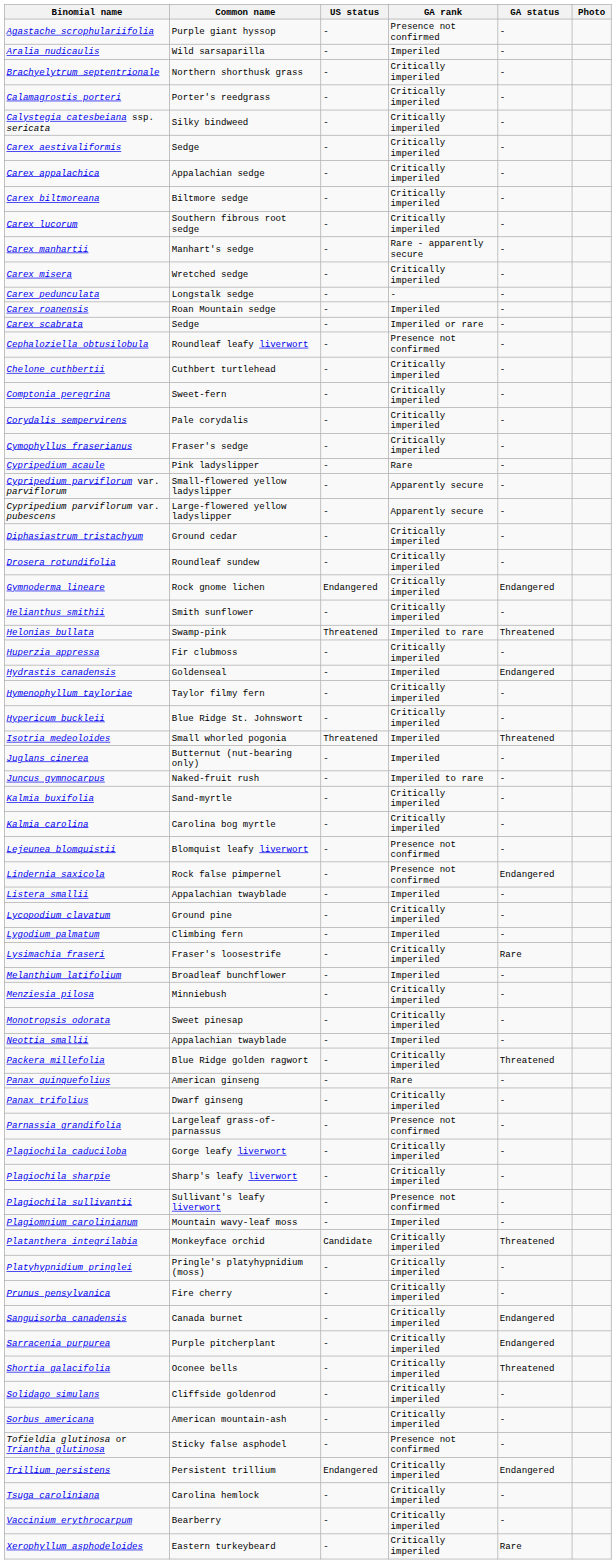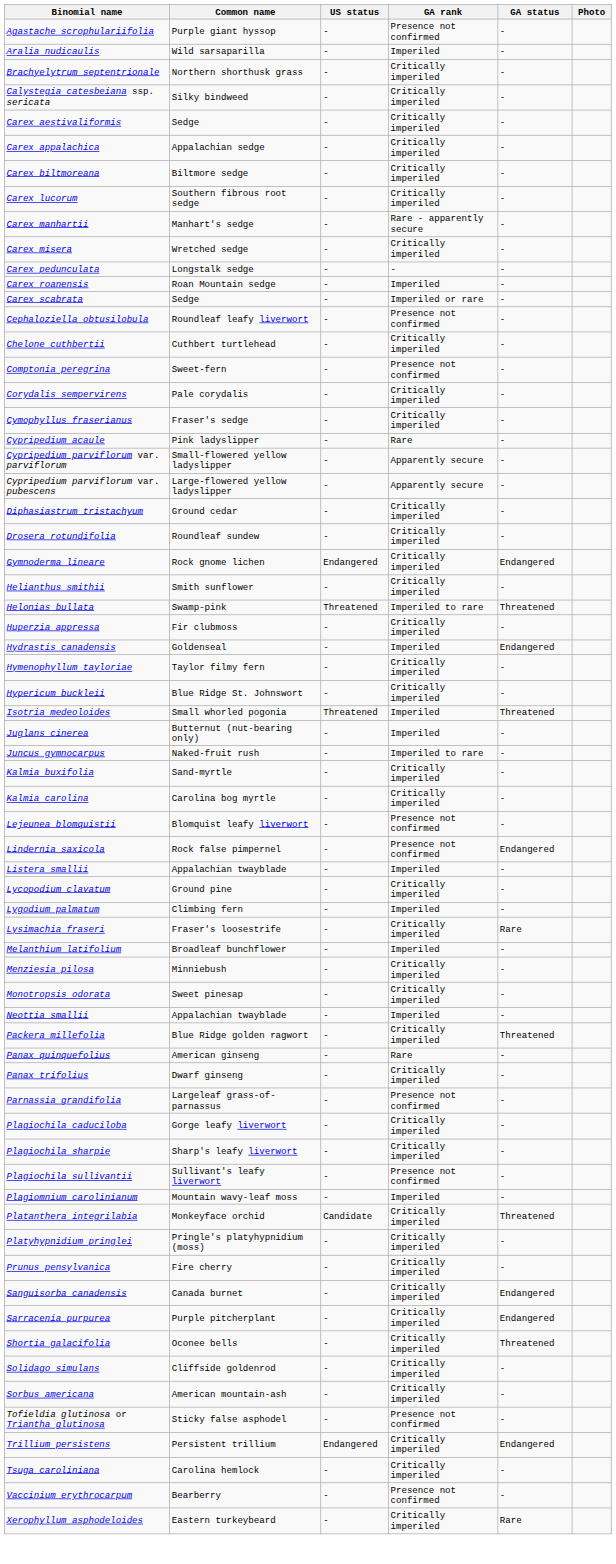- row: (64, 97)
(418, 395) Critically imperiled -> (423, 370) Presence not confirmed
(418, 1521) Critically imperiled -> (423, 1496) Presence not confirmed
